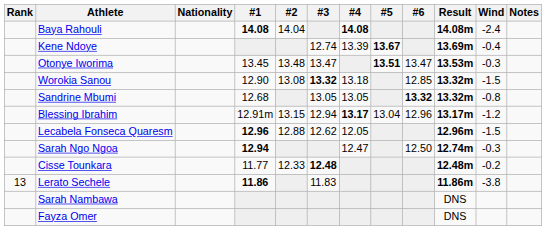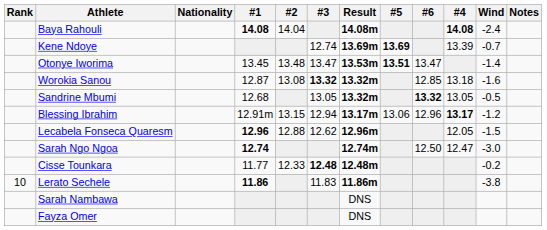columns swapped: (355, 13) <-> (455, 13)
(387, 47) 13.67 -> (396, 47) 13.69
(491, 47) -0.4 -> (491, 47) -0.7
(491, 64) -0.3 -> (491, 64) -1.4
(255, 81) 12.90 -> (255, 81) 12.87
(491, 81) -1.5 -> (491, 81) -1.6
(491, 98) -0.8 -> (491, 98) -0.5
(387, 115) 13.04 -> (396, 115) 13.06
(255, 149) 12.94 -> (255, 149) 12.74
(491, 149) -0.3 -> (491, 149) -3.0
(20, 183) 13 -> (20, 183) 10
